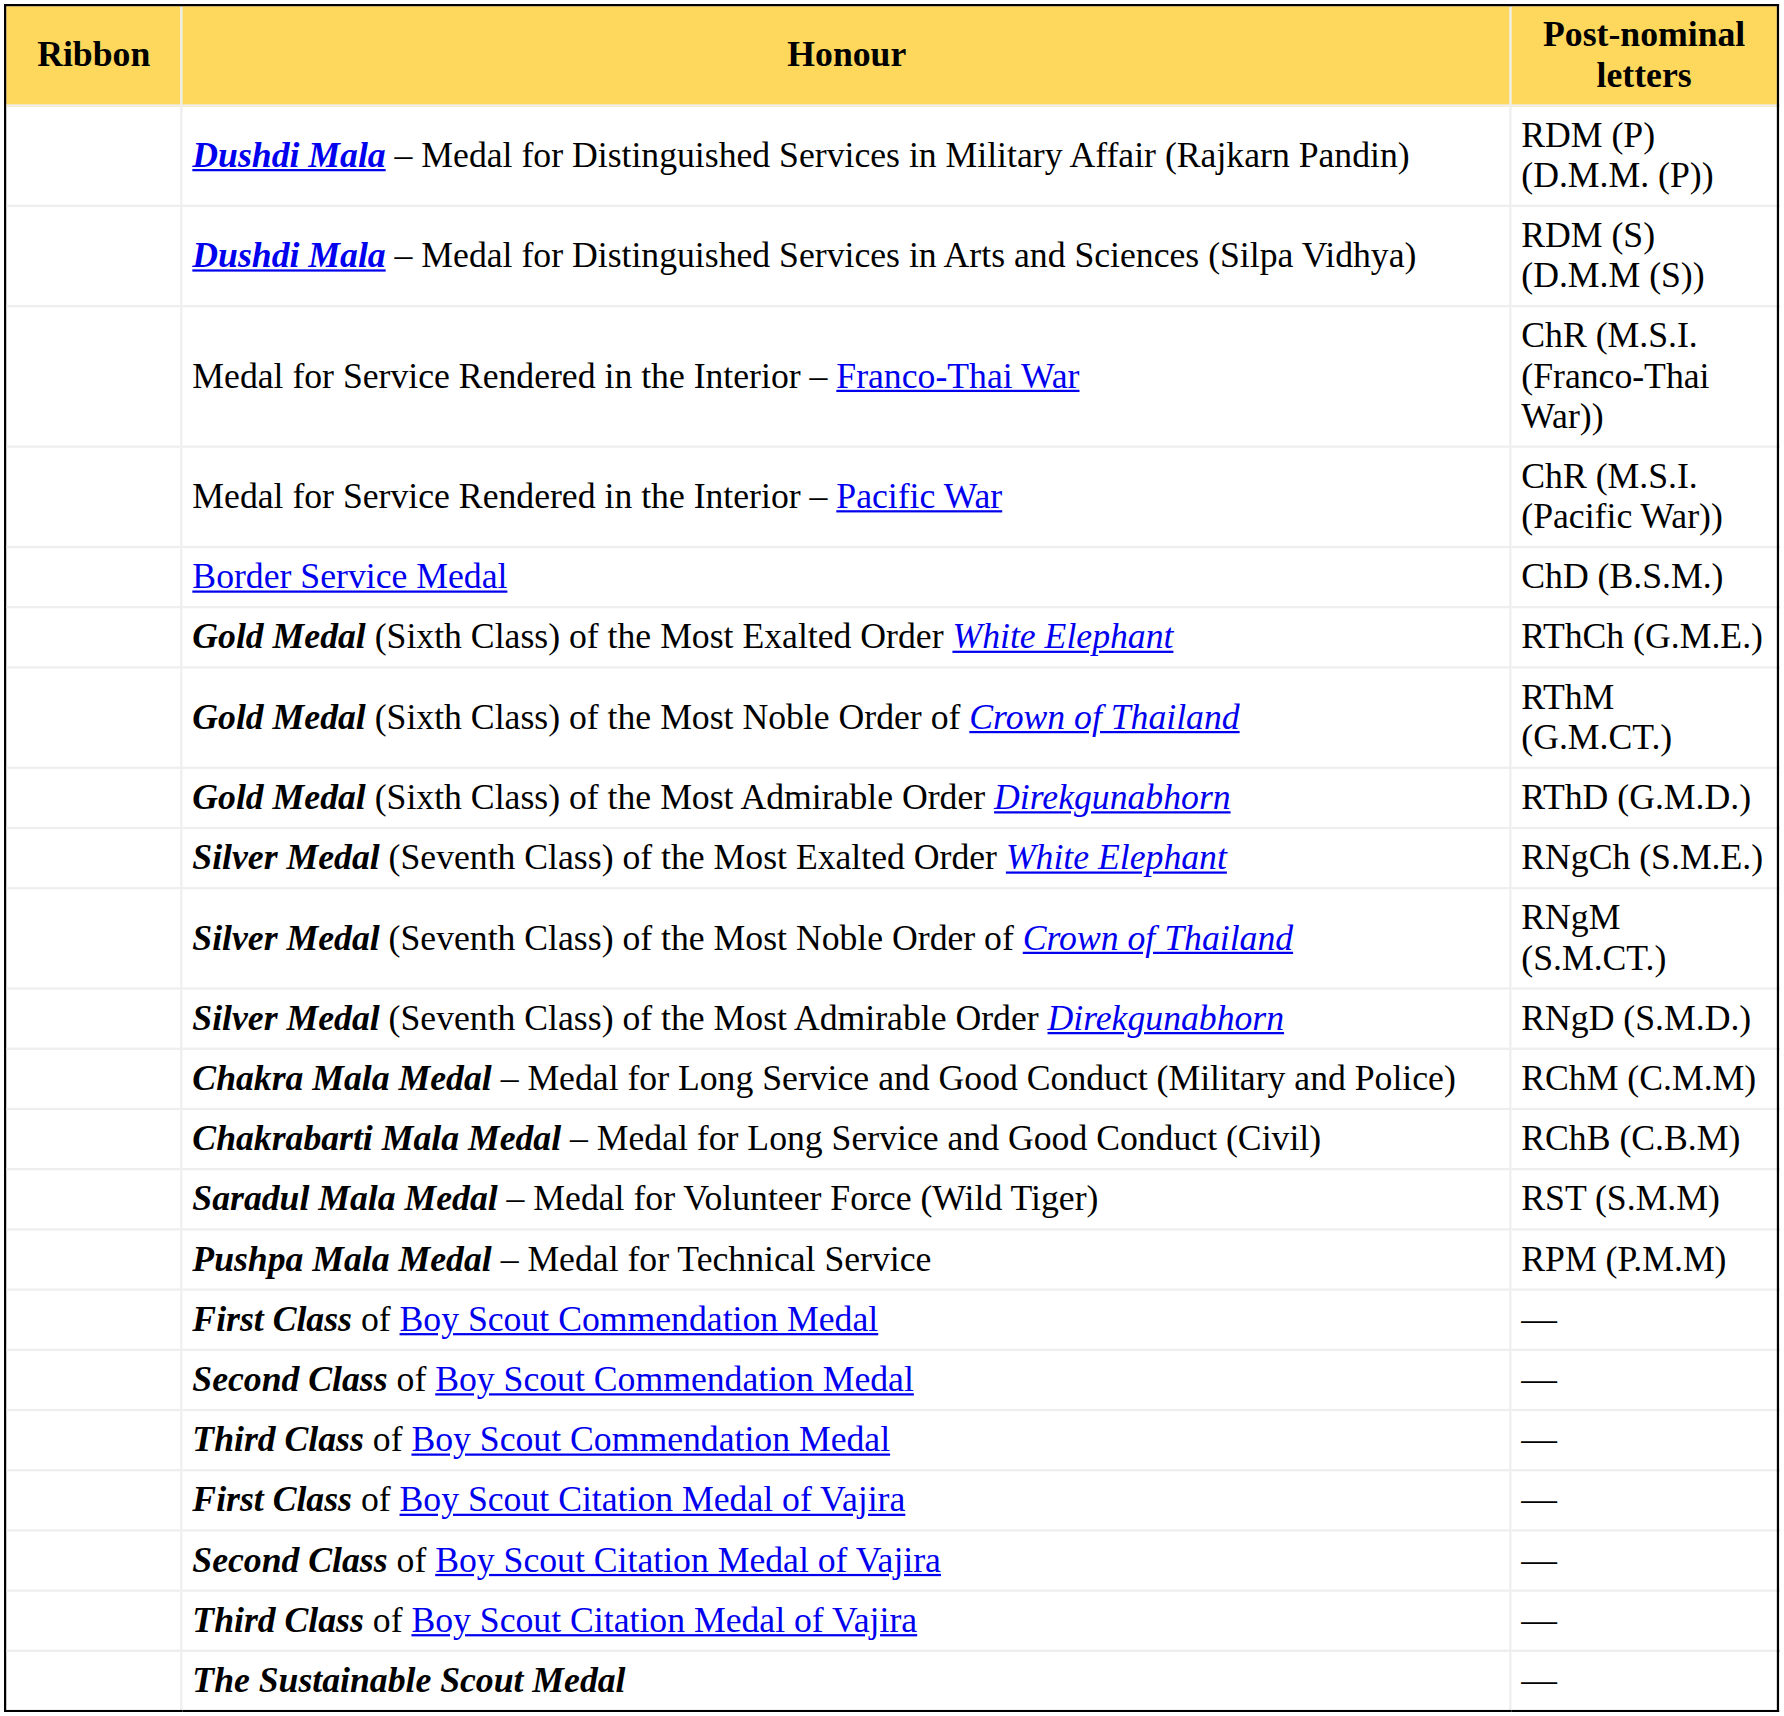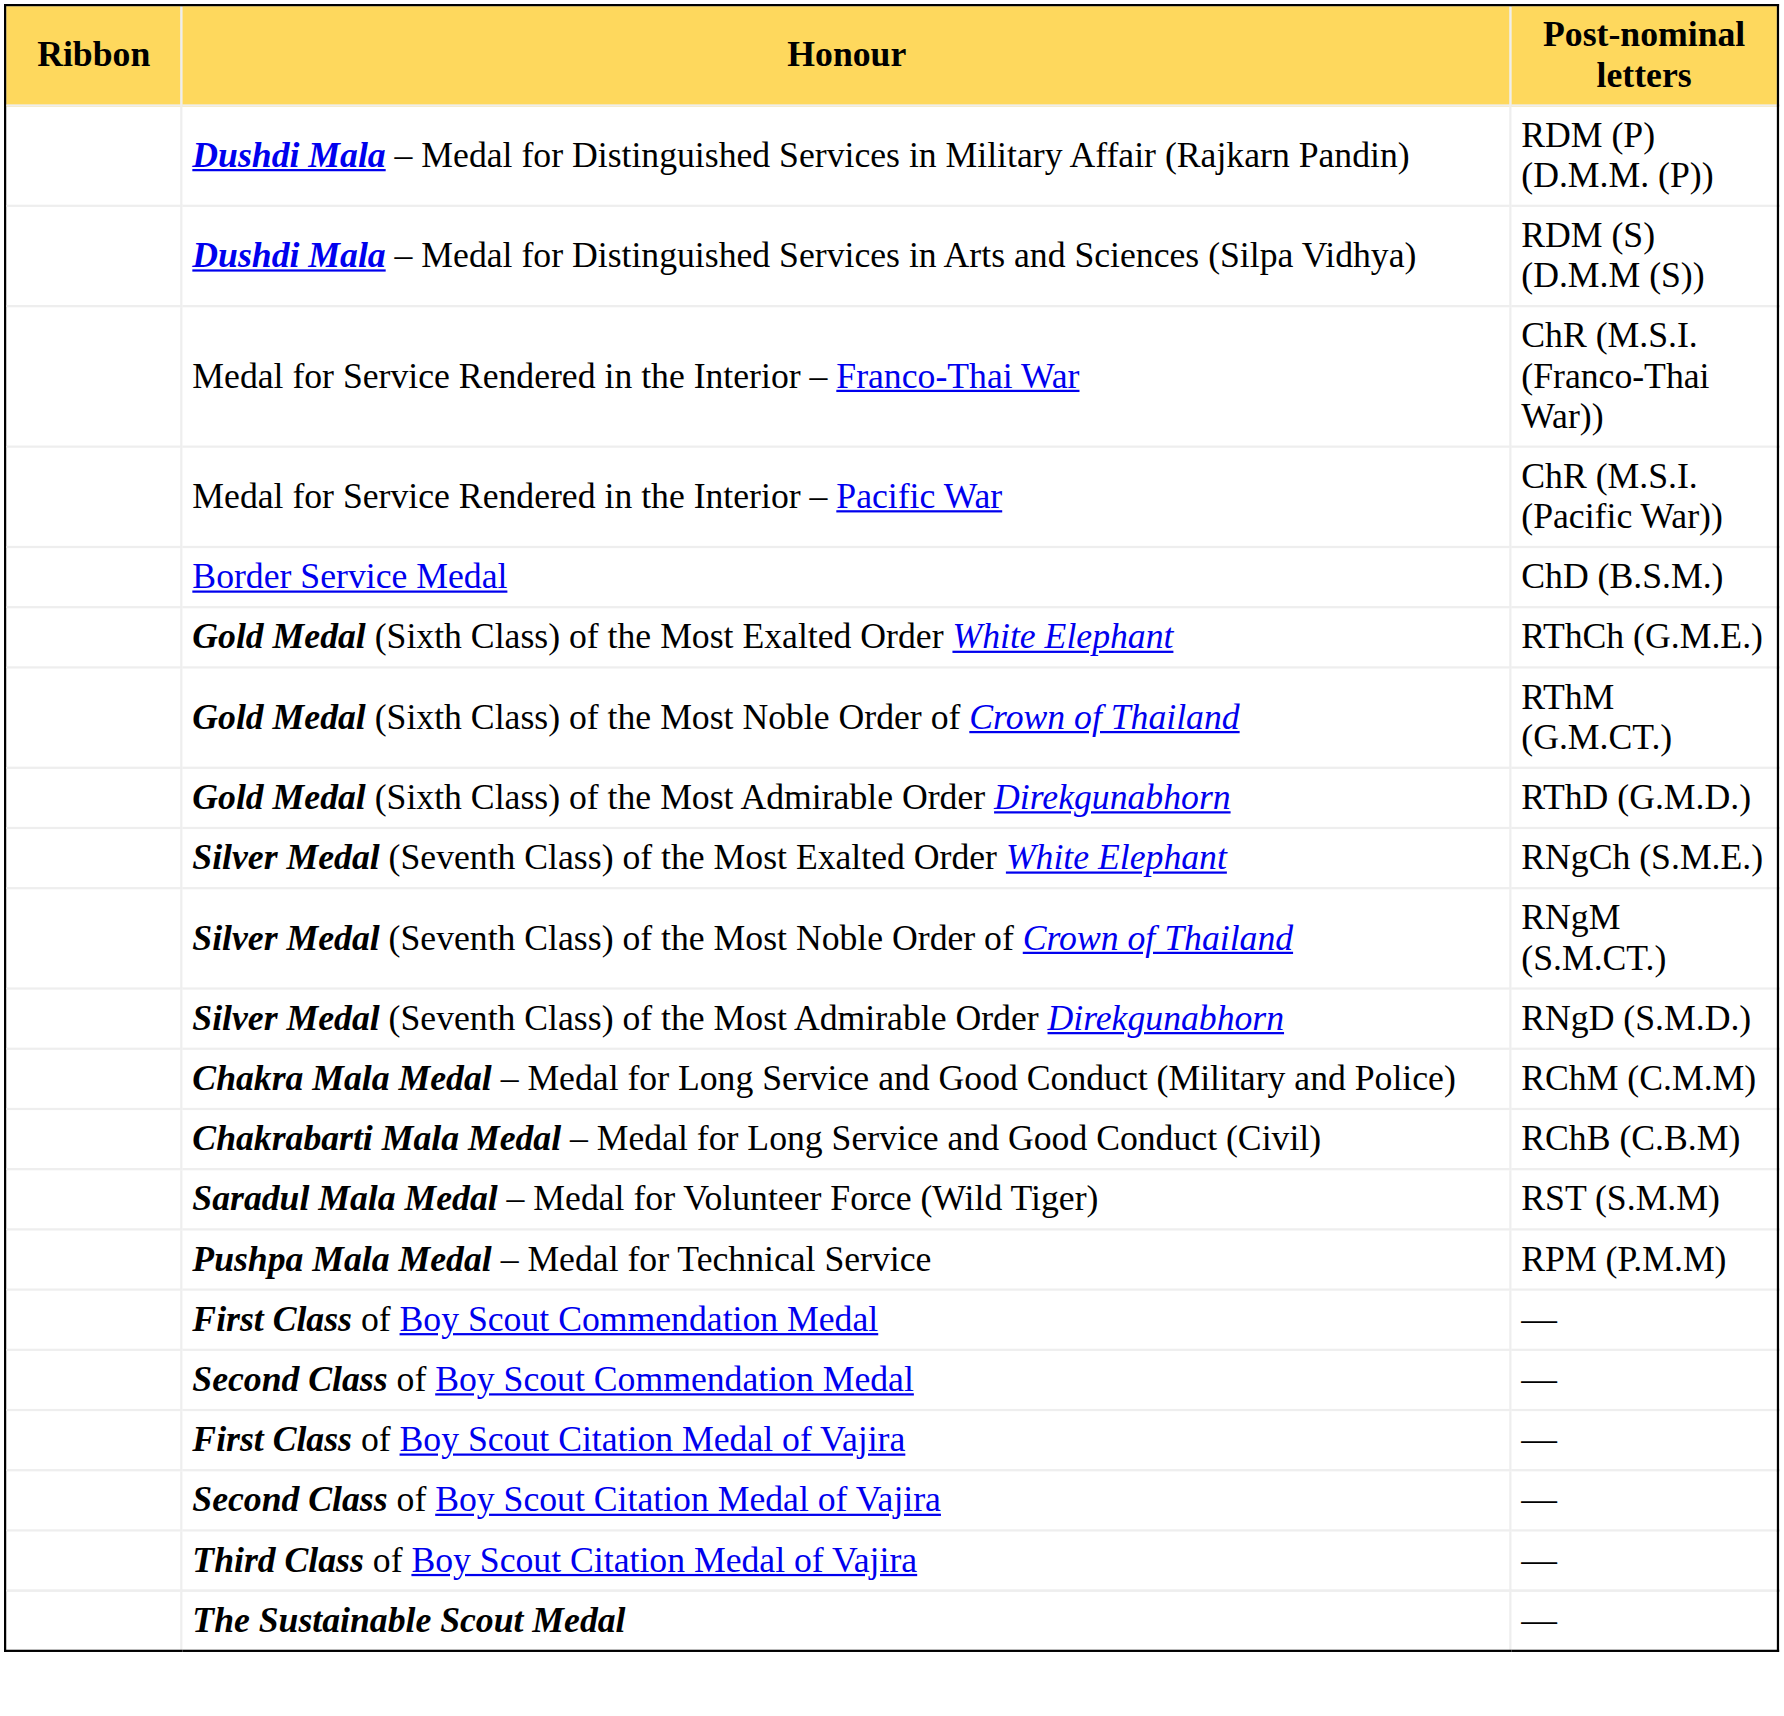- row: (541, 1439)
